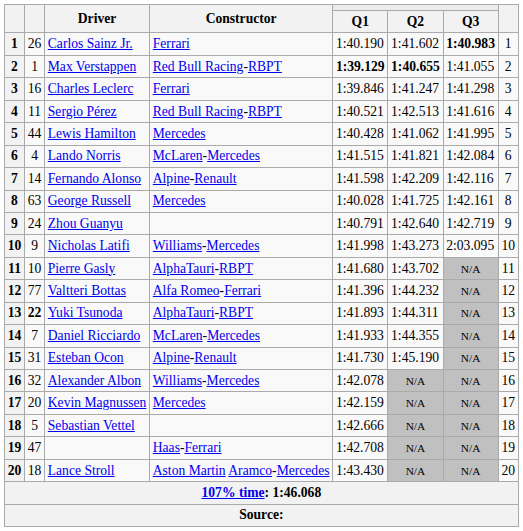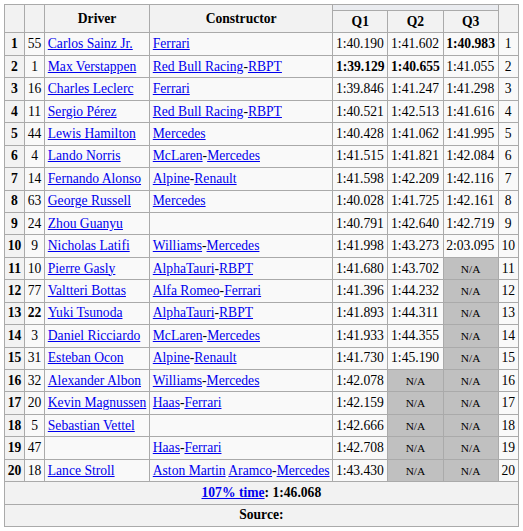(35, 44) 26 -> (35, 44) 55
(35, 335) 7 -> (35, 335) 3
(179, 403) Mercedes -> (187, 403) Haas-Ferrari
